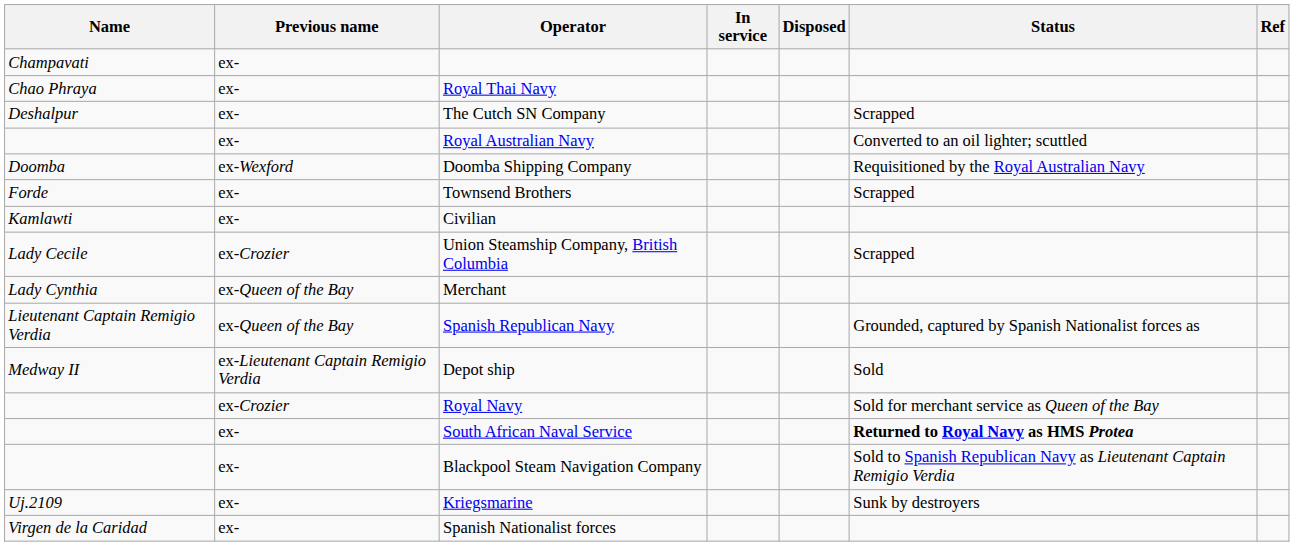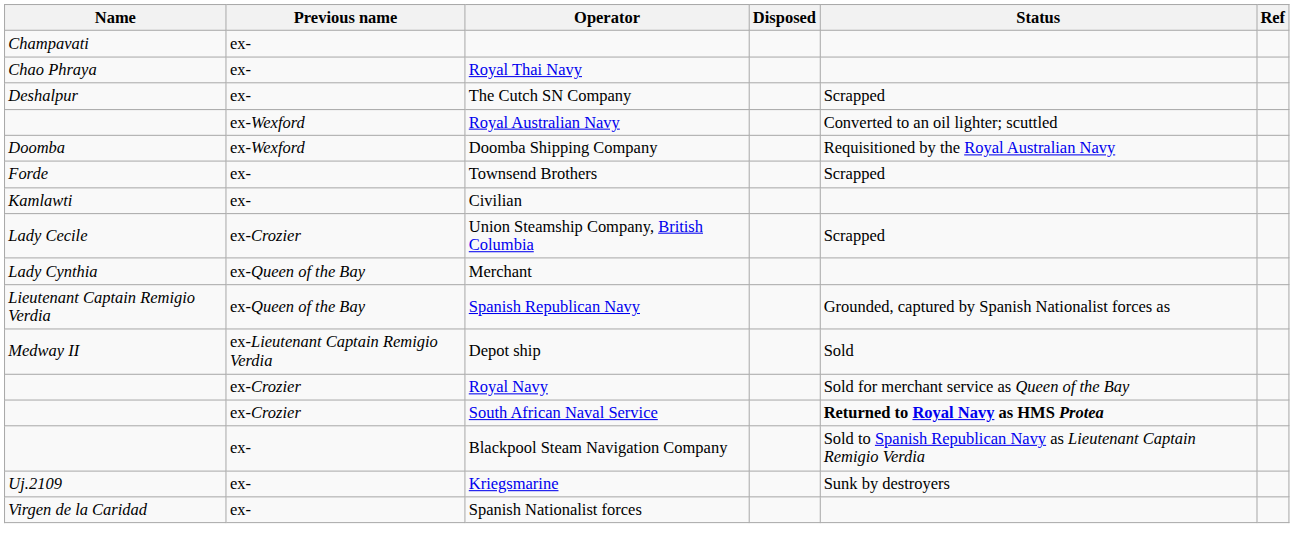- column: (743, 26)
(229, 140) ex- -> (267, 122) ex-Wexford
(229, 431) ex- -> (265, 412) ex-Crozier
